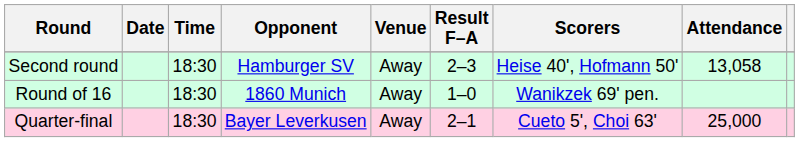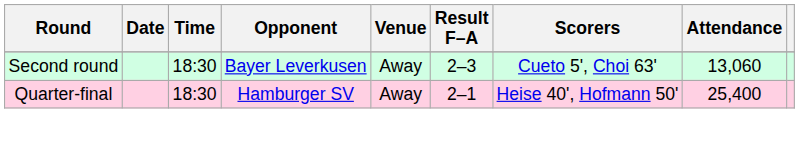(296, 66) Hamburger SV -> (296, 66) Bayer Leverkusen
(588, 66) Heise 40', Hofmann 50' -> (588, 66) Cueto 5', Choi 63'
(734, 66) 13,058 -> (734, 66) 13,060
- row: (63, 94)
(296, 121) Bayer Leverkusen -> (296, 94) Hamburger SV
(588, 121) Cueto 5', Choi 63' -> (588, 94) Heise 40', Hofmann 50'
(734, 121) 25,000 -> (734, 94) 25,400
